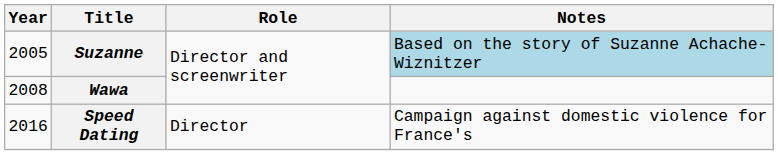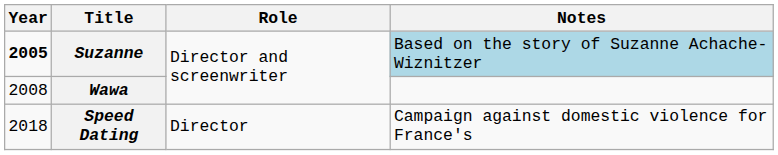(28, 54) normal -> (28, 54) bold
(28, 126) 2016 -> (28, 126) 2018
